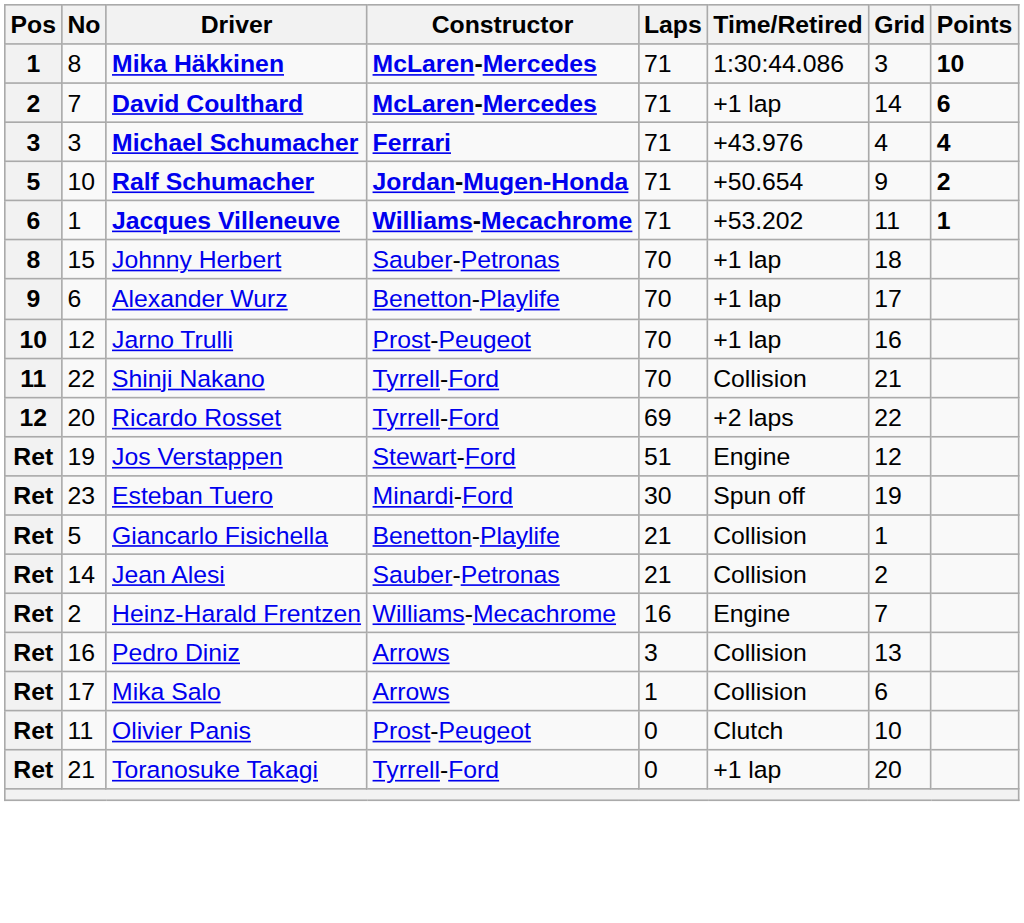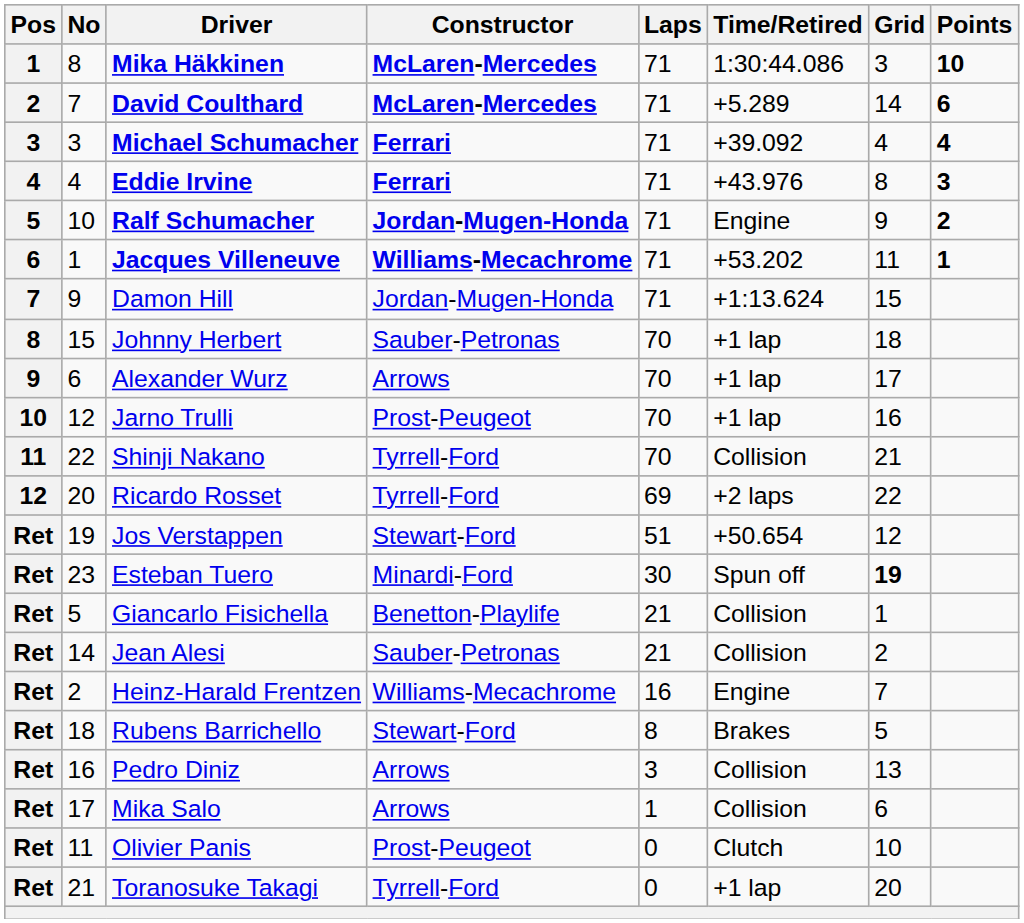(747, 103) +1 lap -> (751, 103) +5.289
(758, 142) +43.976 -> (758, 142) +39.092
+ row: (182, 182)
(758, 182) +50.654 -> (752, 221) Engine
+ row: (173, 299)
(466, 299) Benetton-Playlife -> (411, 378) Arrows
(752, 456) Engine -> (758, 534) +50.654
(888, 495) normal -> (888, 574) bold
+ row: (217, 731)
